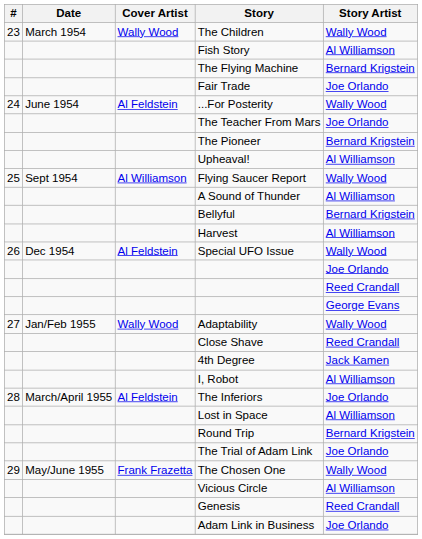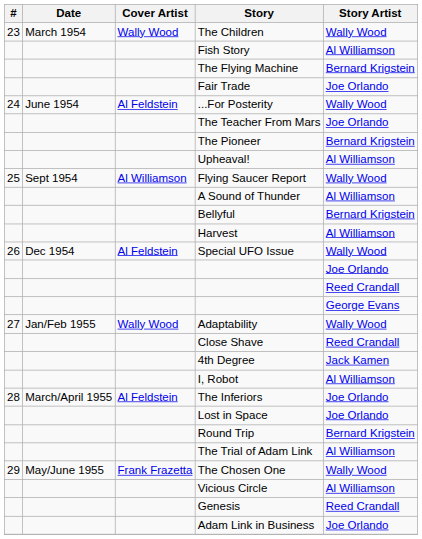(360, 415) Al Williamson -> (357, 415) Joe Orlando
(357, 452) Joe Orlando -> (360, 452) Al Williamson
